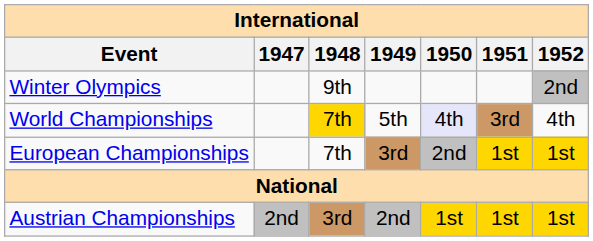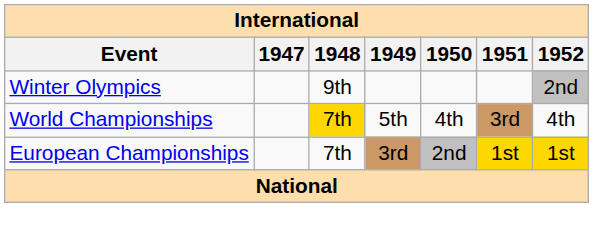(449, 119) lavender background -> (449, 119) no background
- row: (122, 218)
